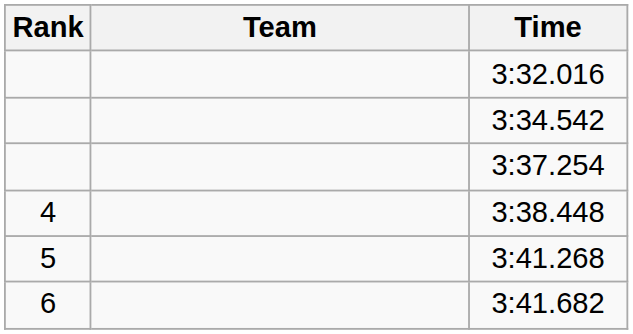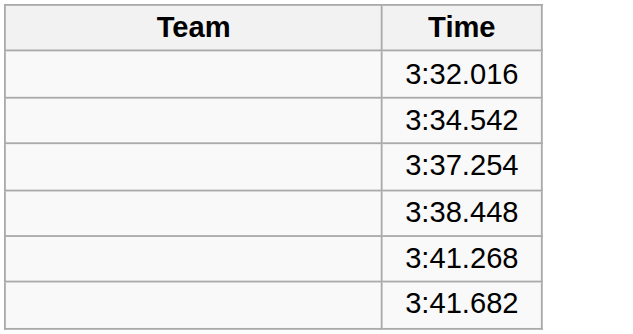- column: (48, 27)
